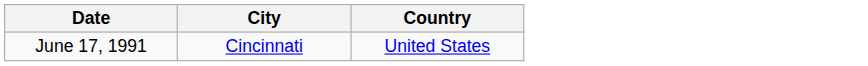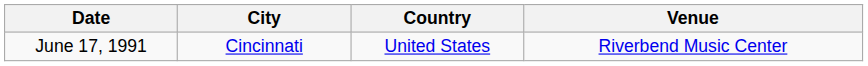+ column: (693, 18)
